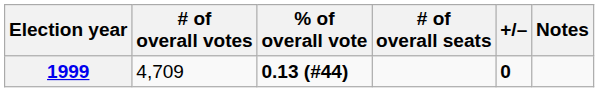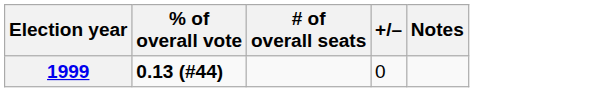- column: (195, 30)
(506, 71) bold -> (380, 71) normal
